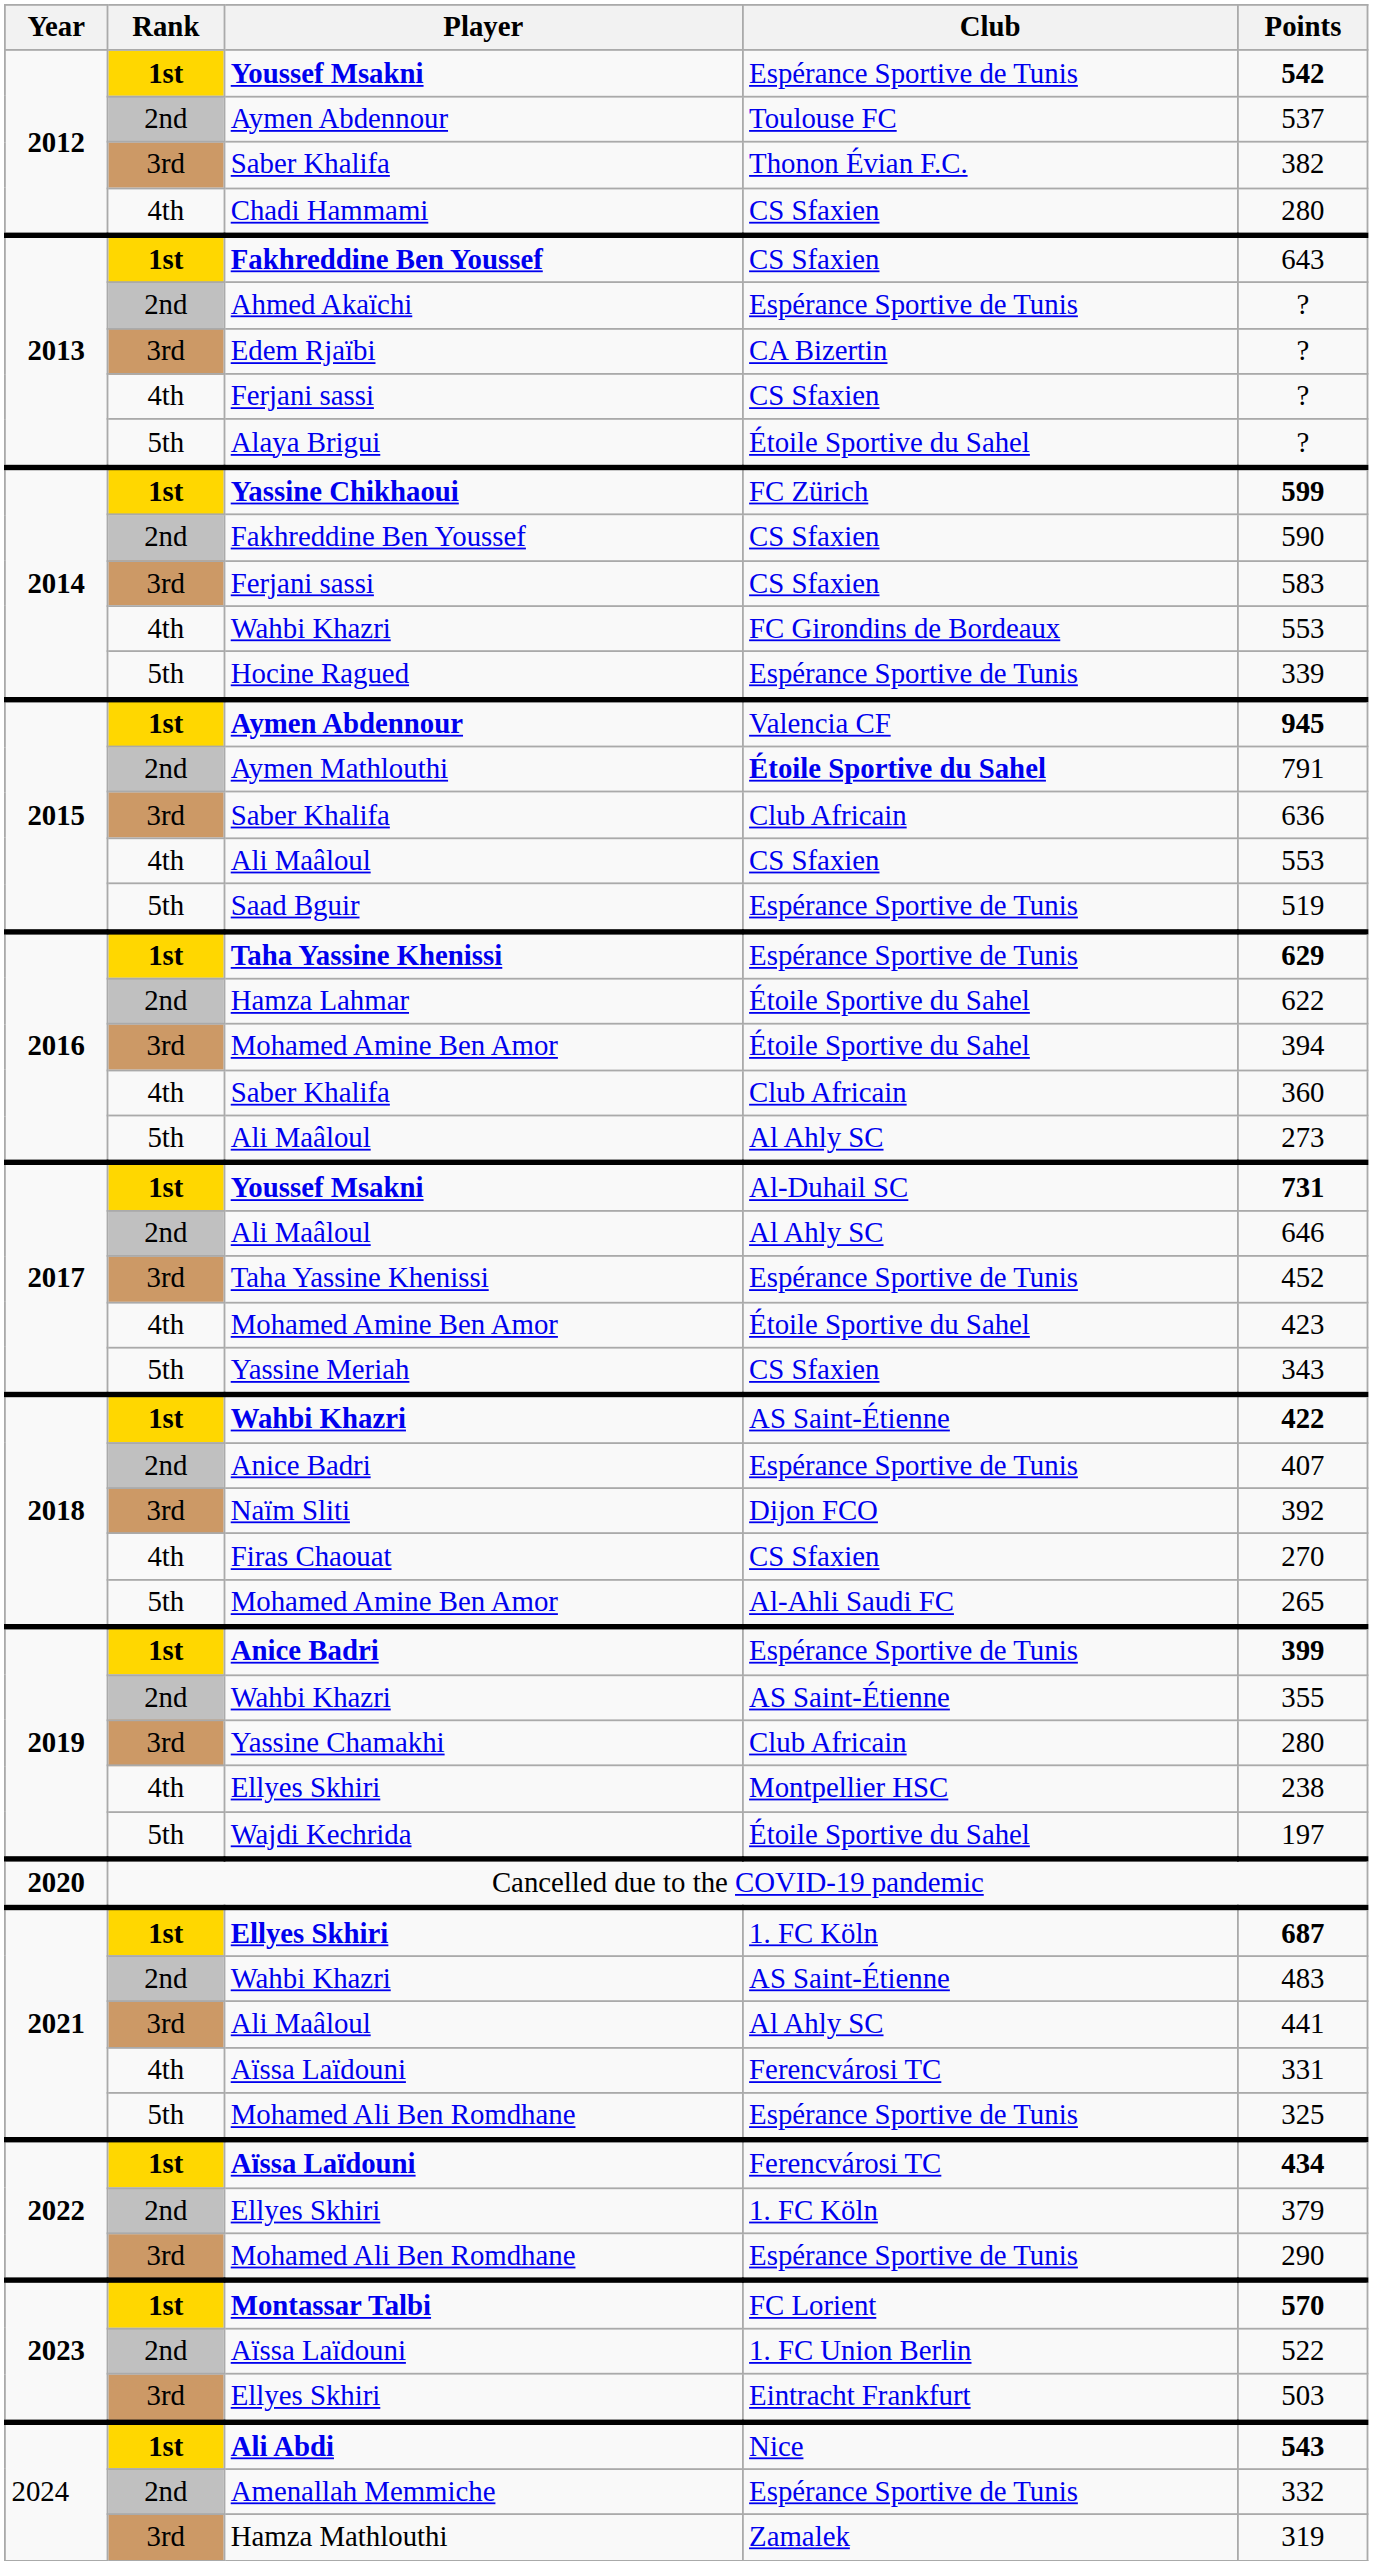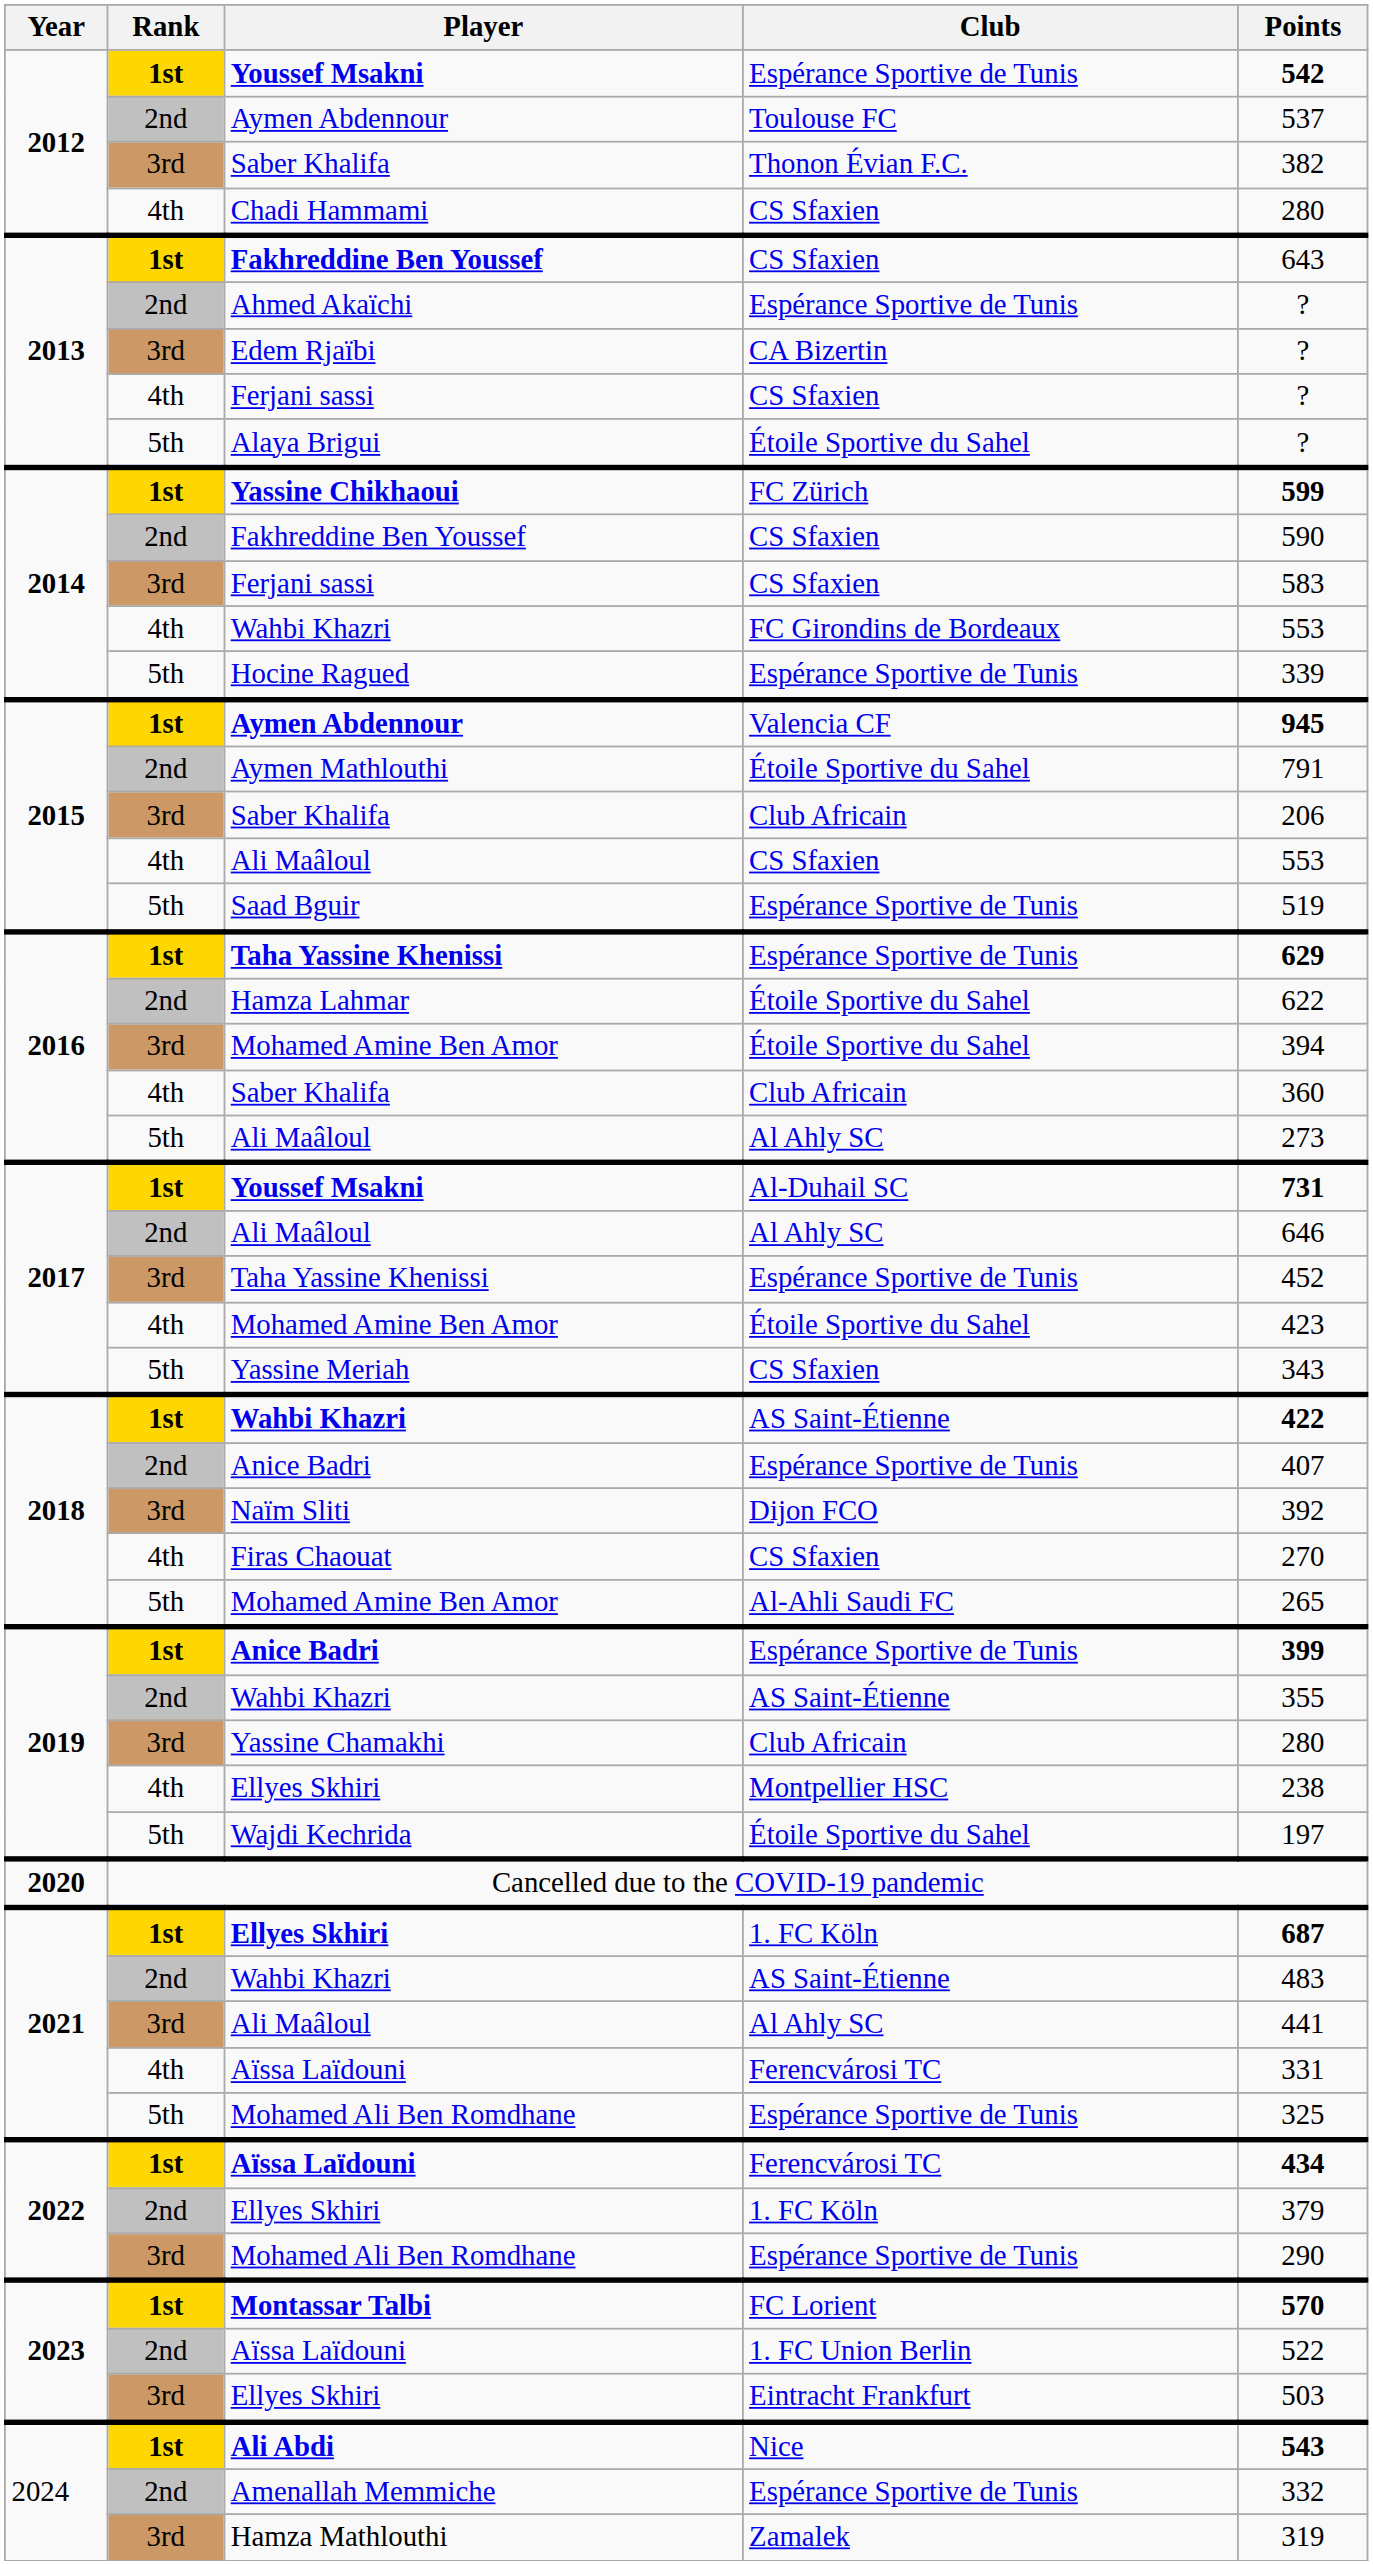(898, 768) bold -> (889, 768) normal
(1303, 814) 636 -> (1303, 814) 206
